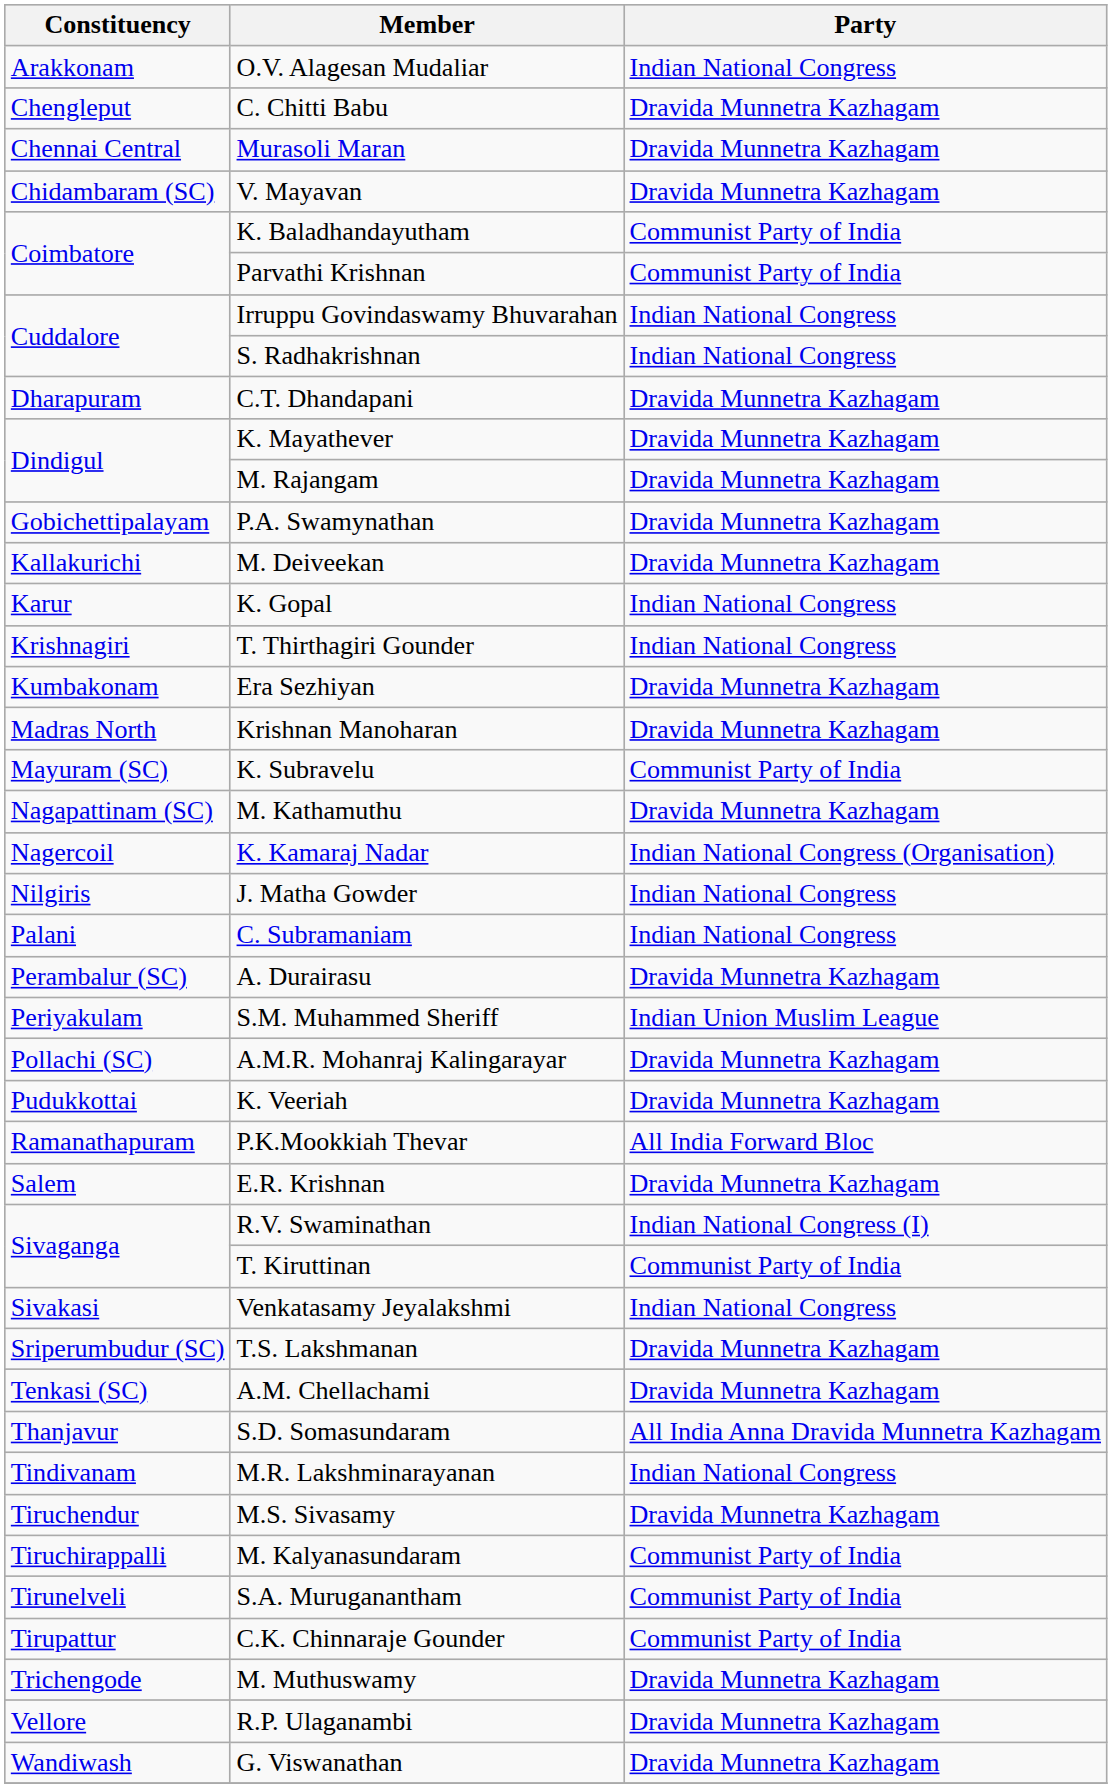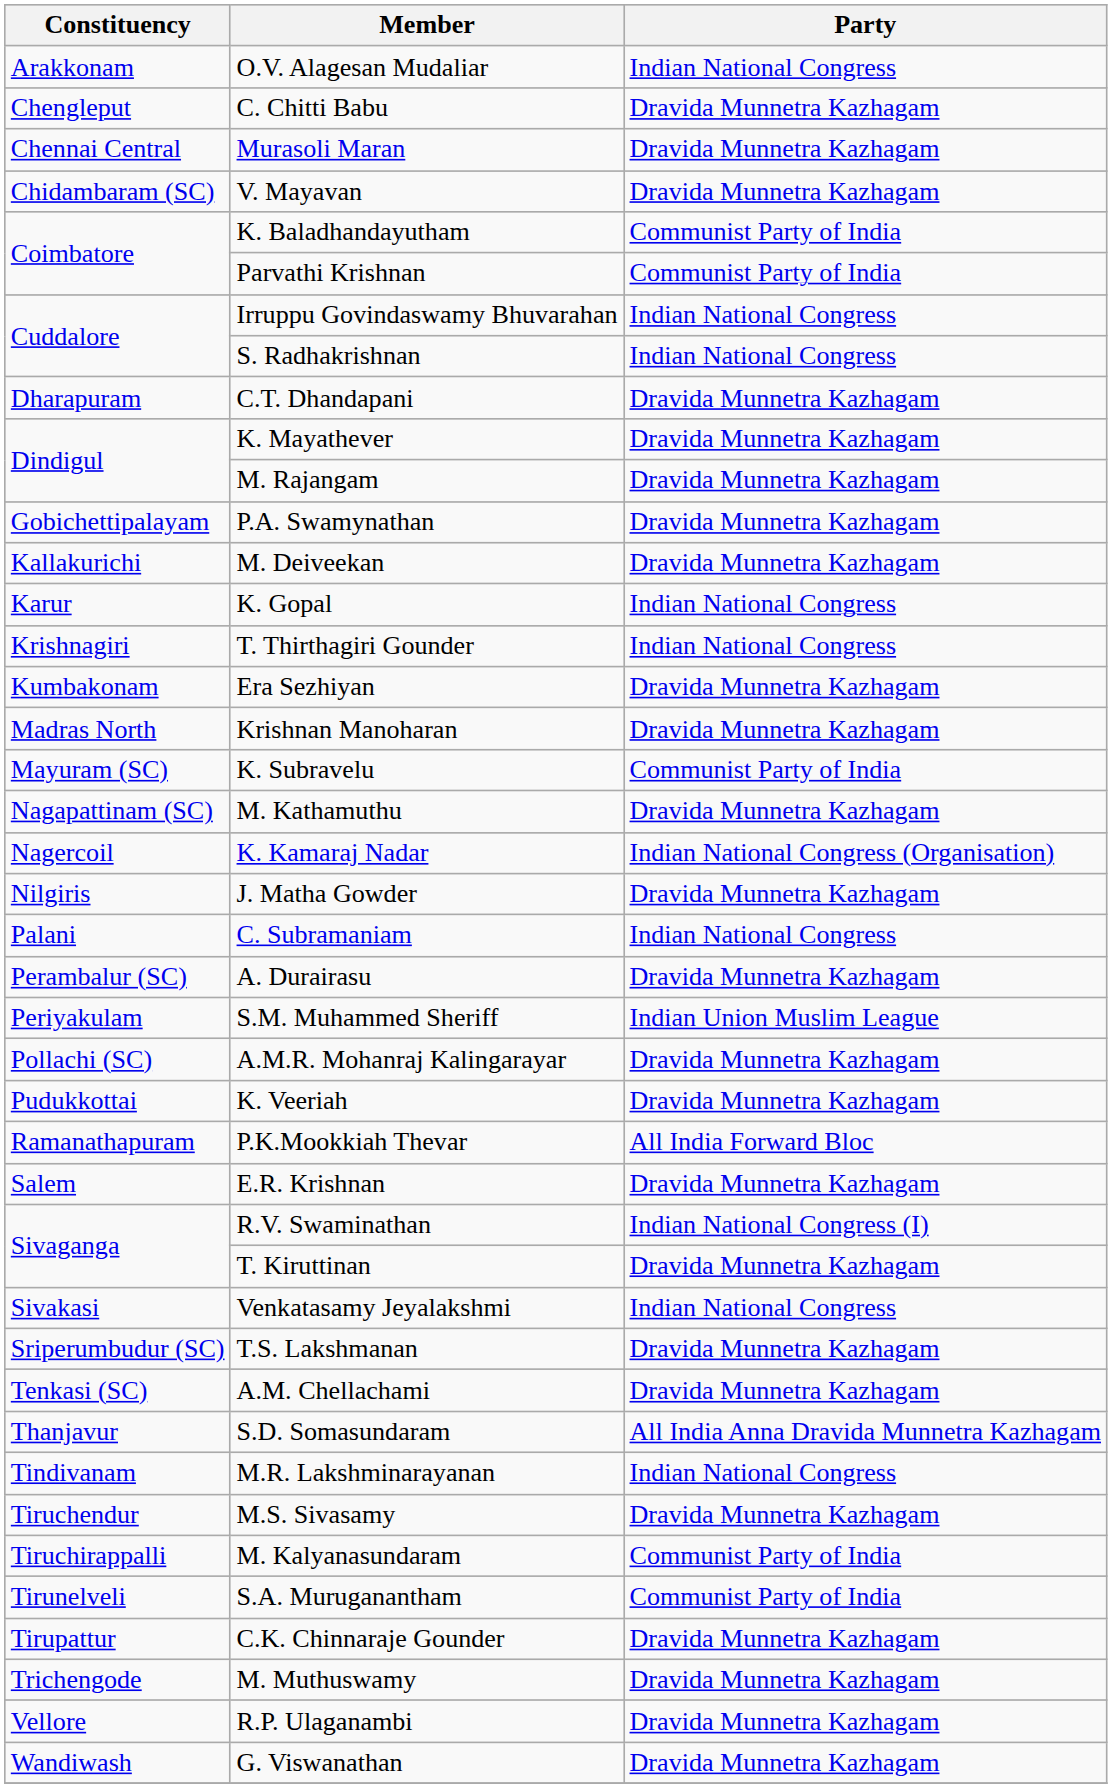(763, 893) Indian National Congress -> (785, 893) Dravida Munnetra Kazhagam
(765, 1266) Communist Party of India -> (785, 1266) Dravida Munnetra Kazhagam
(765, 1638) Communist Party of India -> (785, 1638) Dravida Munnetra Kazhagam
